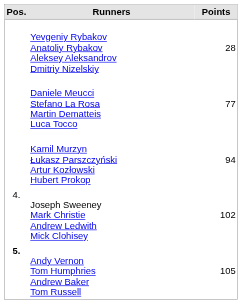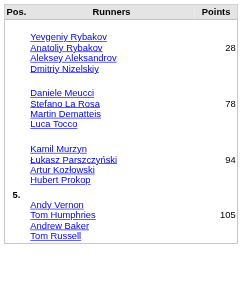(230, 103) 77 -> (230, 103) 78
- row: (66, 220)
